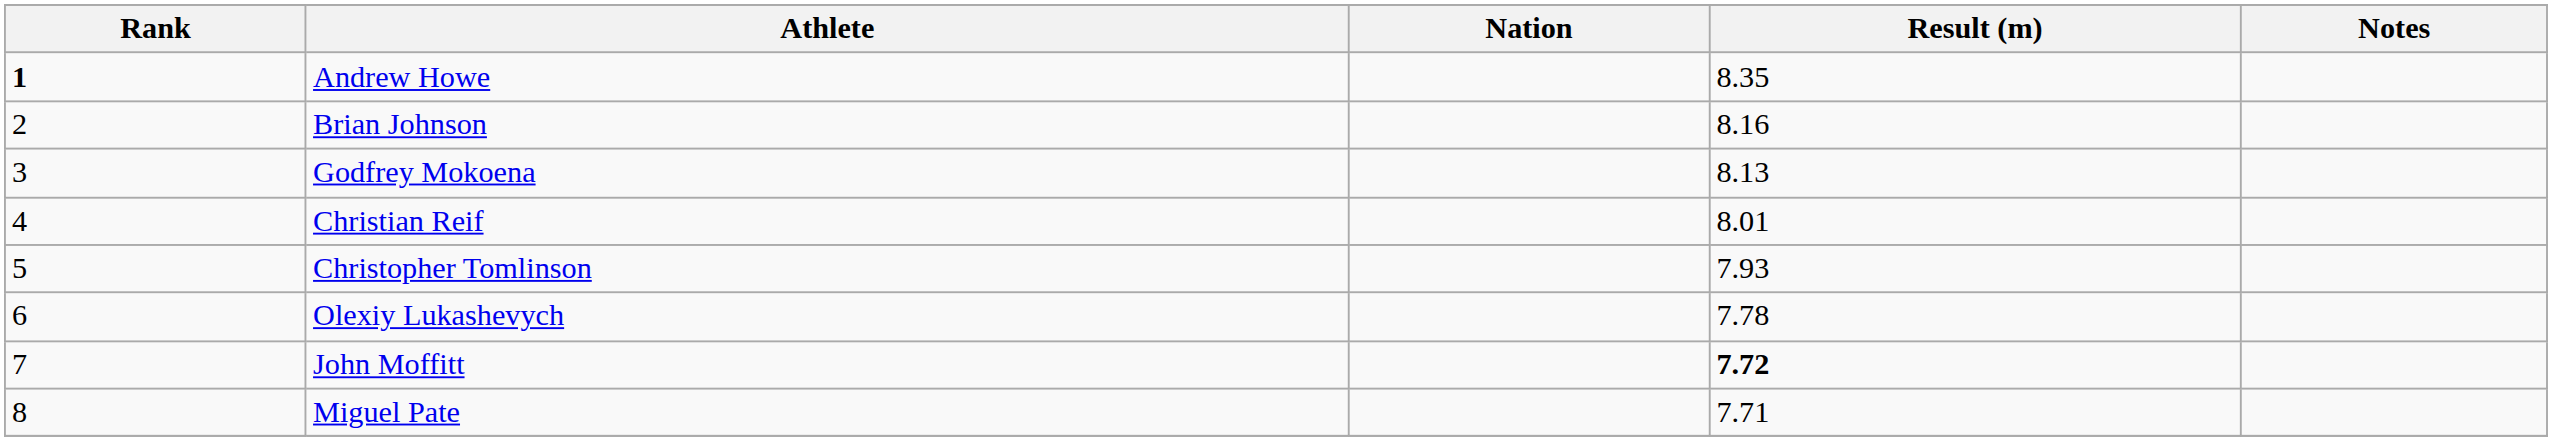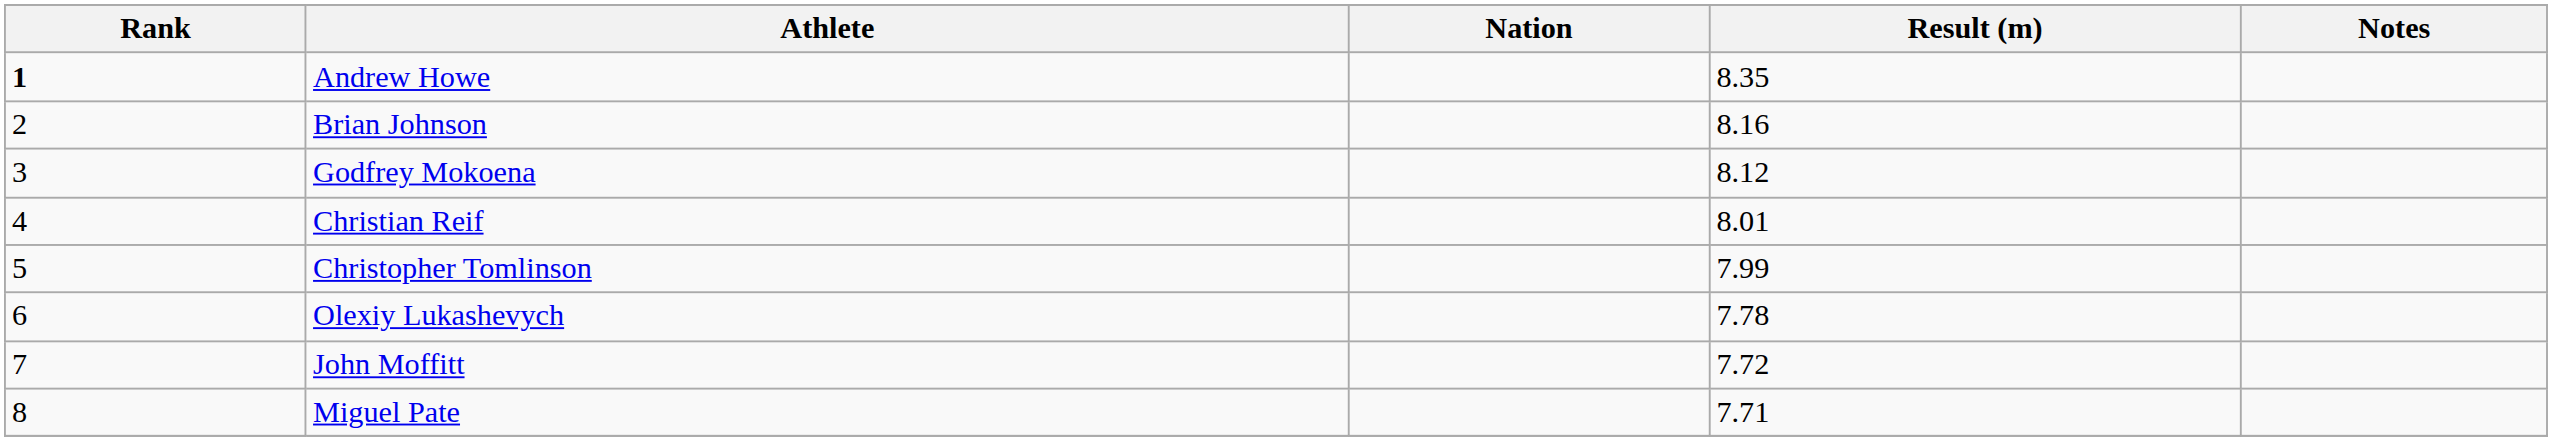(1743, 172) 8.13 -> (1743, 172) 8.12
(1743, 268) 7.93 -> (1743, 268) 7.99
(1743, 364) bold -> (1743, 364) normal
